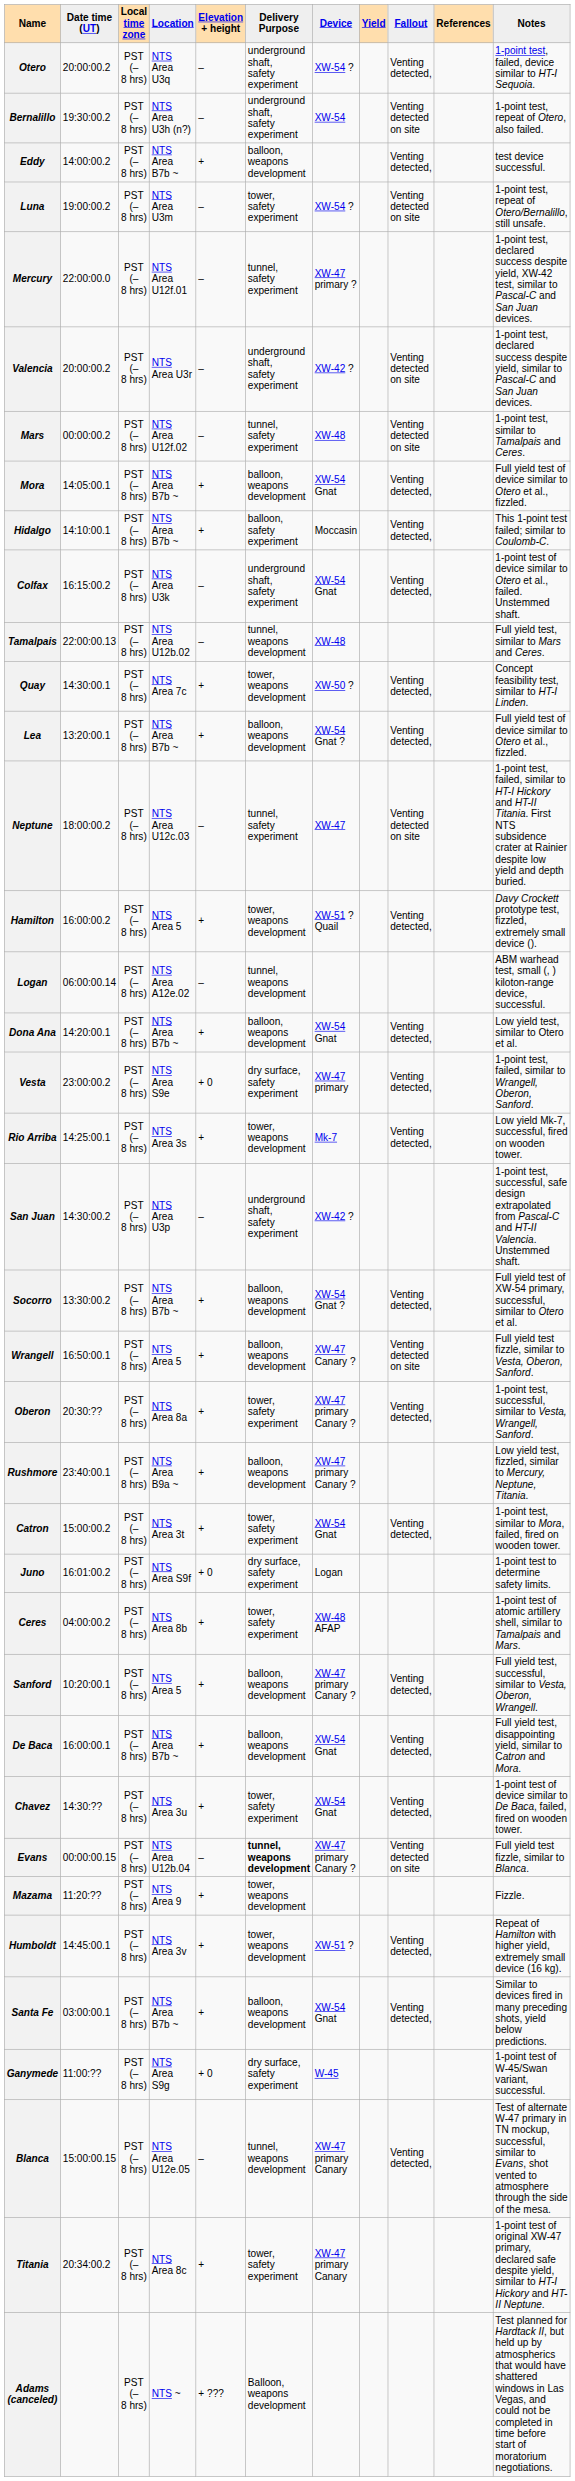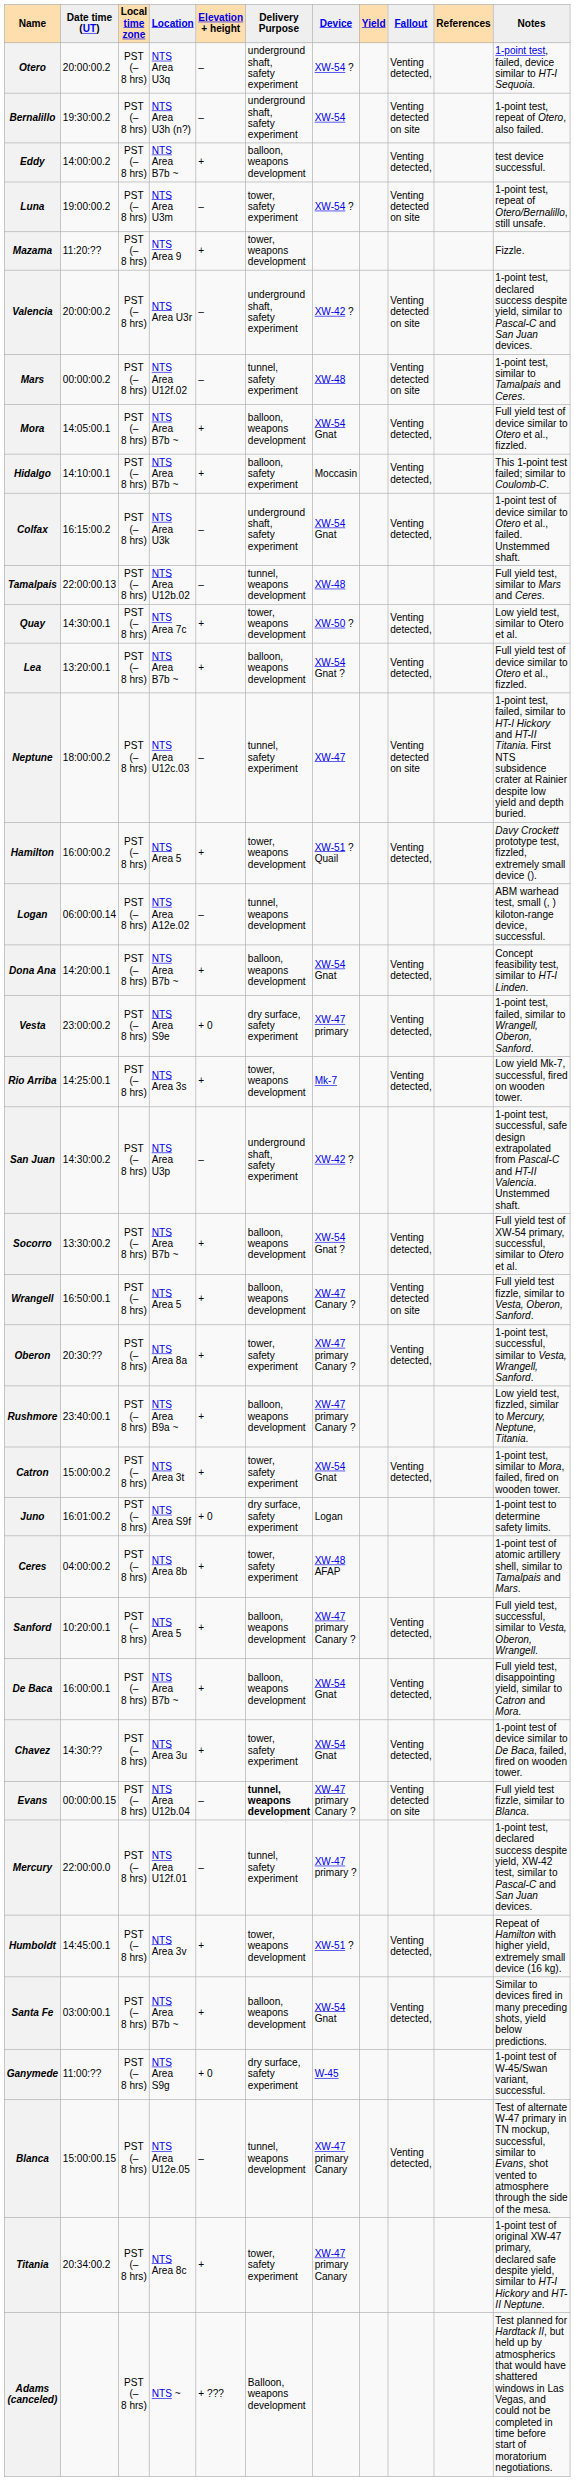rows swapped: (32, 279) <-> (32, 1896)
(527, 686) Concept feasibility test, similar to HT-I Linden. -> (530, 623) Low yield test, similar to Otero et al.
(530, 1032) Low yield test, similar to Otero et al. -> (527, 970) Concept feasibility test, similar to HT-I Linden.
